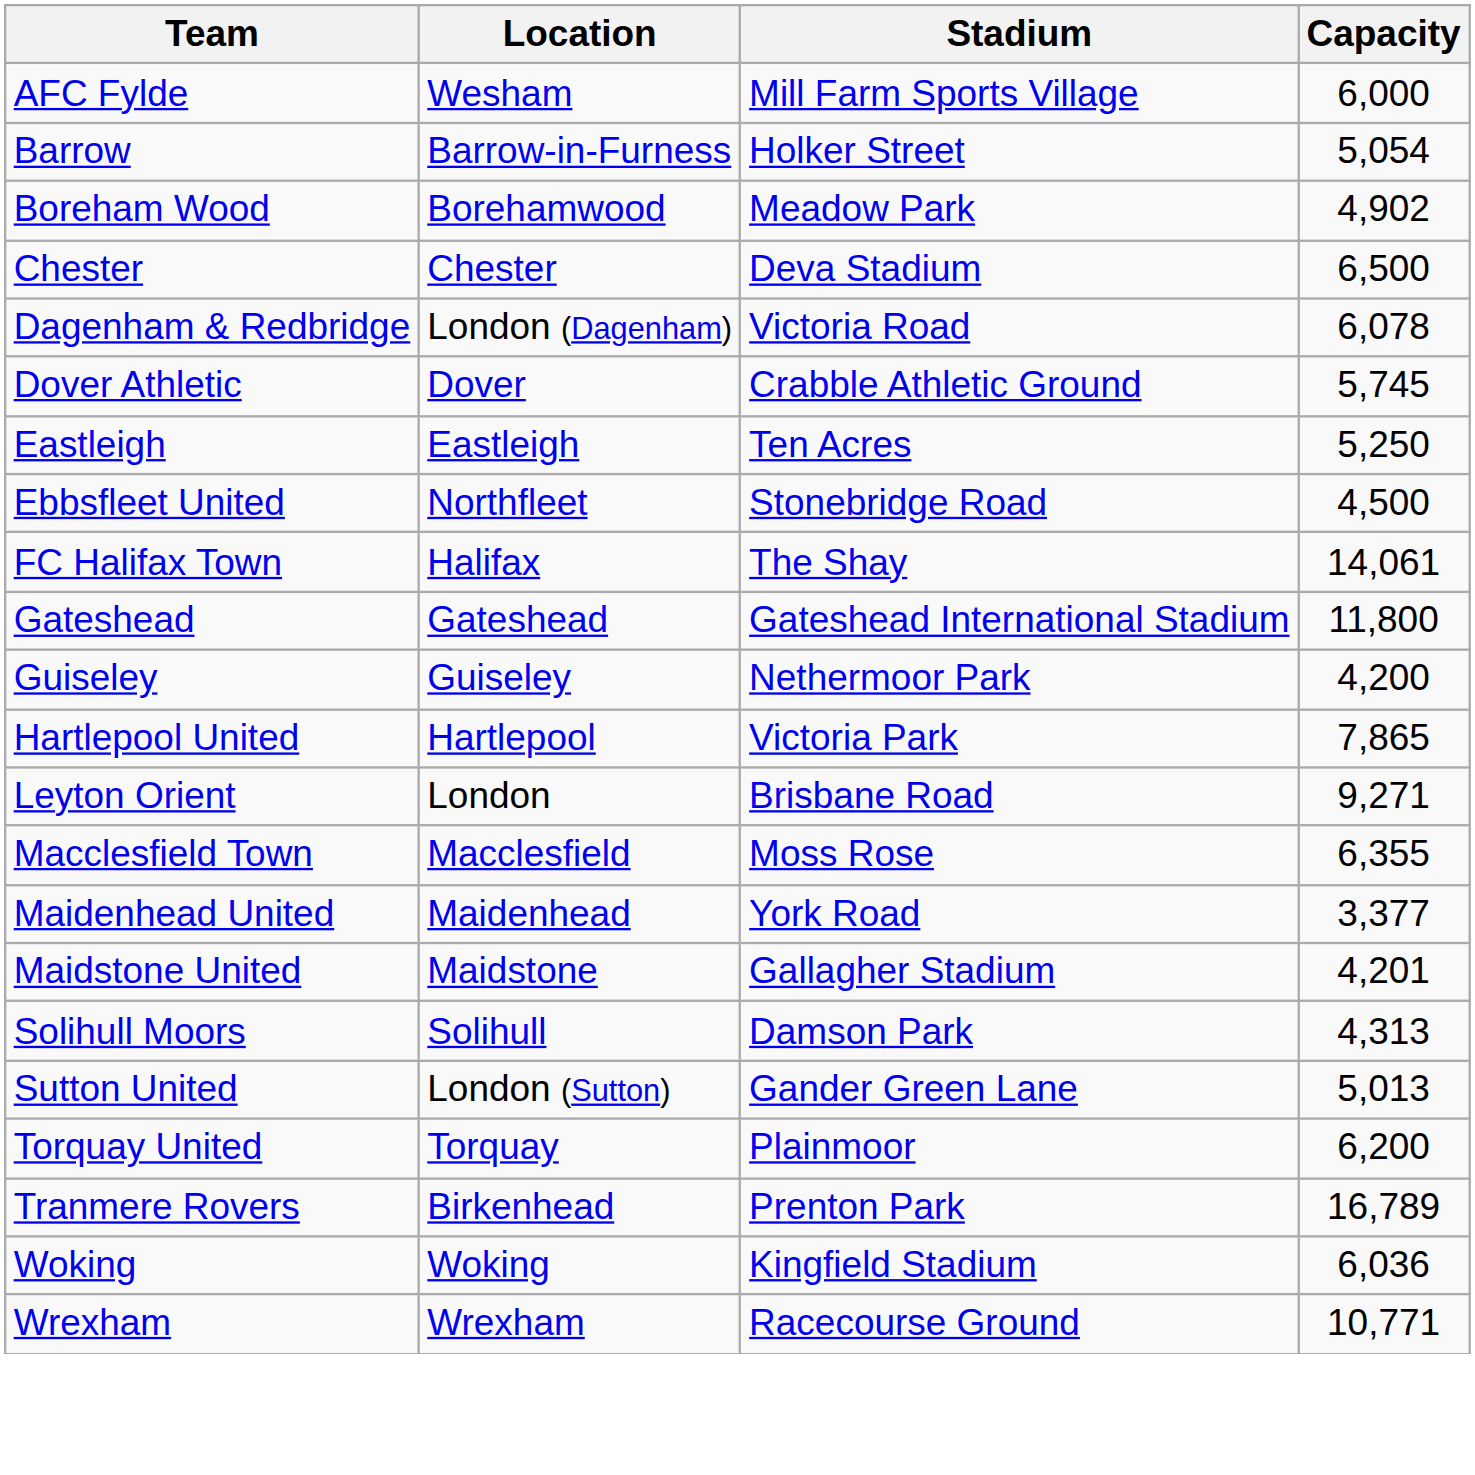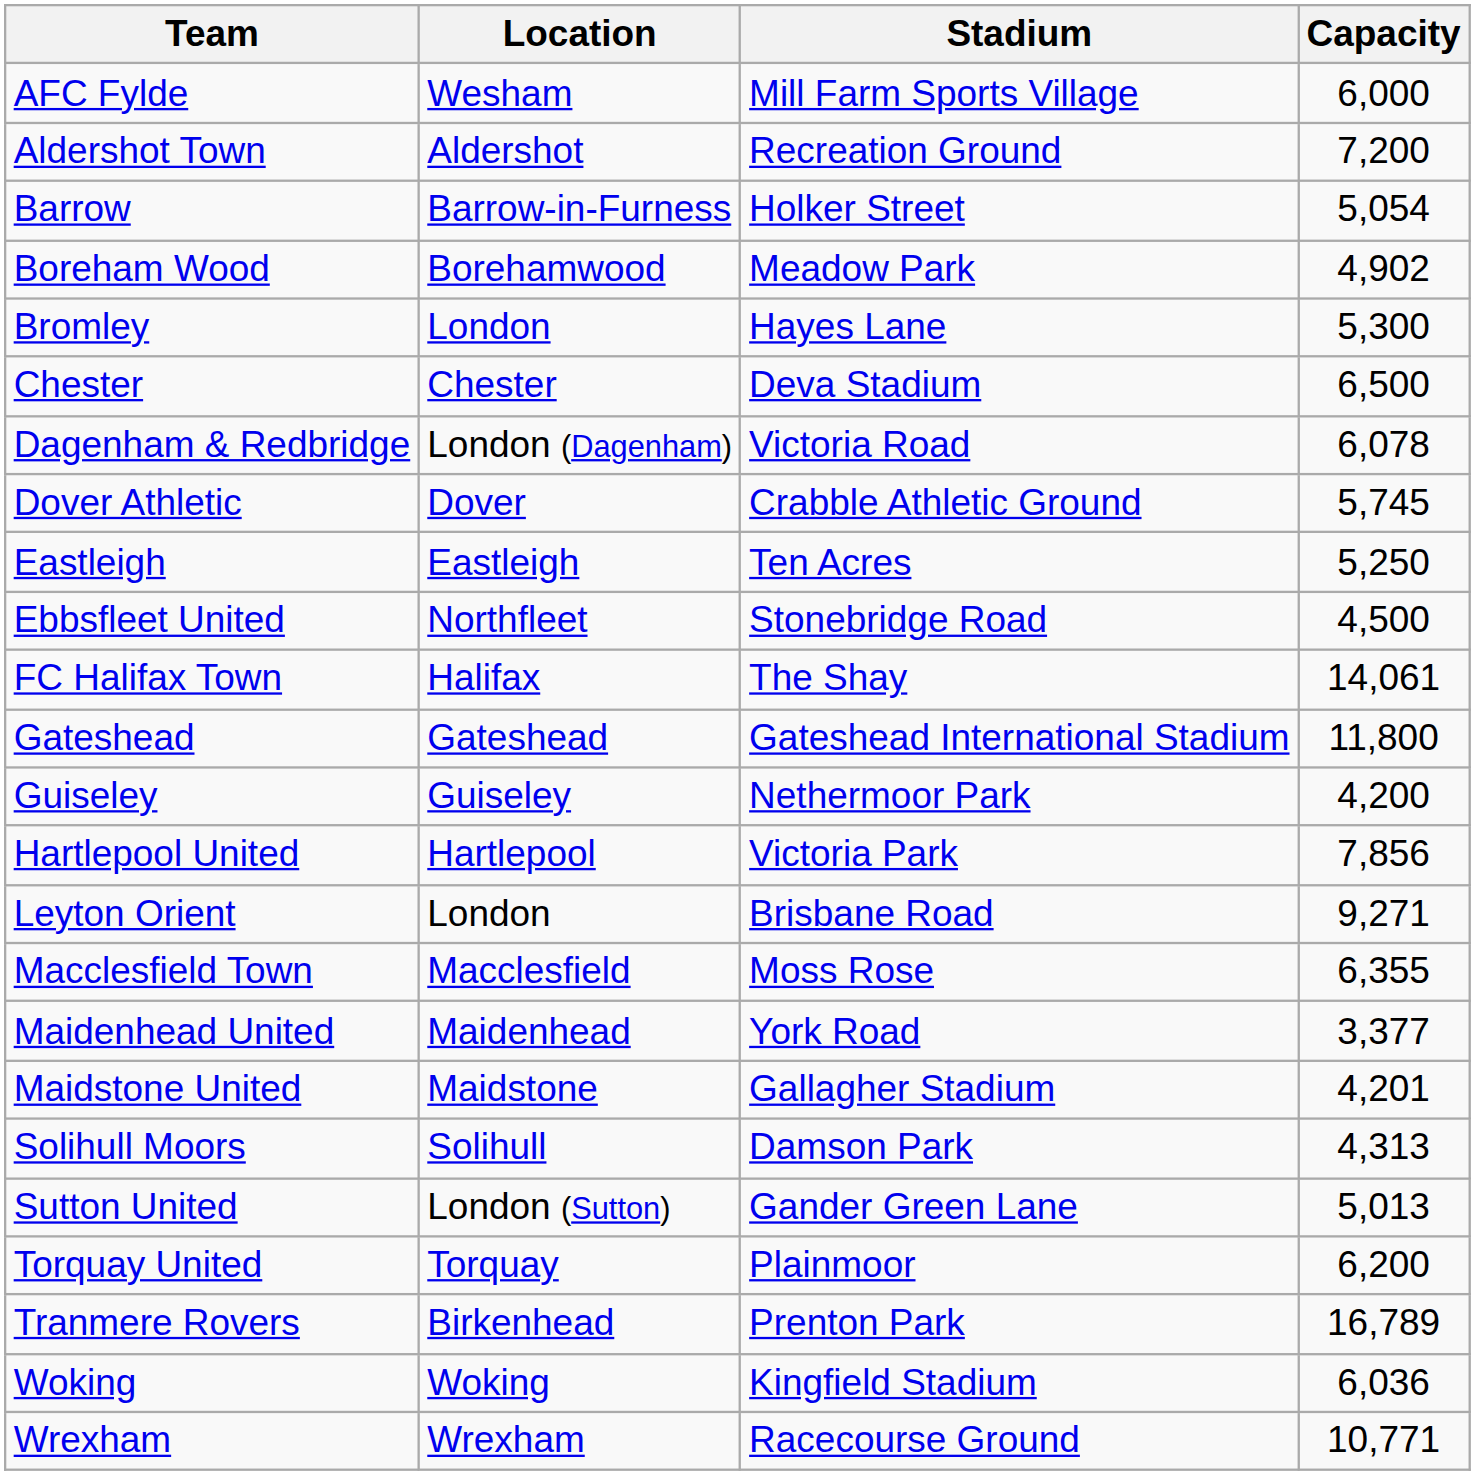+ row: (140, 151)
+ row: (81, 326)
(1384, 737) 7,865 -> (1384, 854) 7,856
